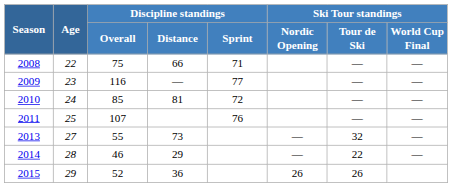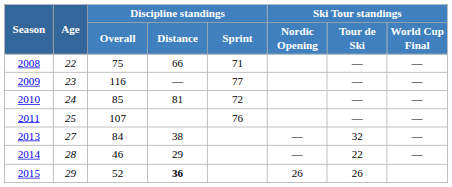(118, 136) 55 -> (118, 136) 84
(178, 136) 73 -> (178, 136) 38
(178, 173) normal -> (178, 173) bold
